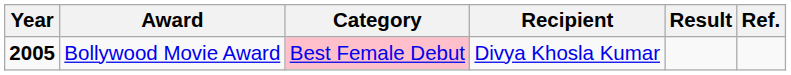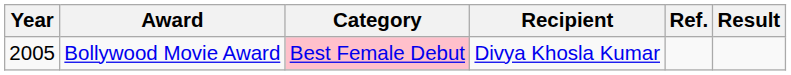columns swapped: (701, 20) <-> (761, 20)
(32, 53) bold -> (32, 53) normal
